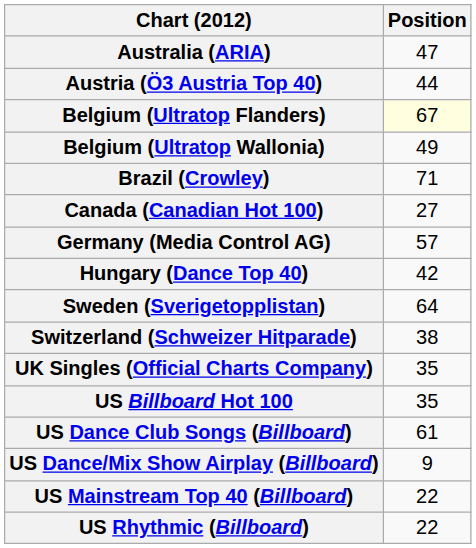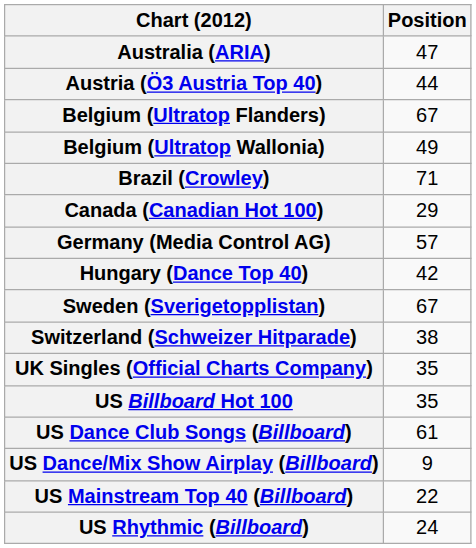(427, 115) lightyellow background -> (427, 115) no background
(427, 210) 27 -> (427, 210) 29
(427, 305) 64 -> (427, 305) 67
(427, 527) 22 -> (427, 527) 24
